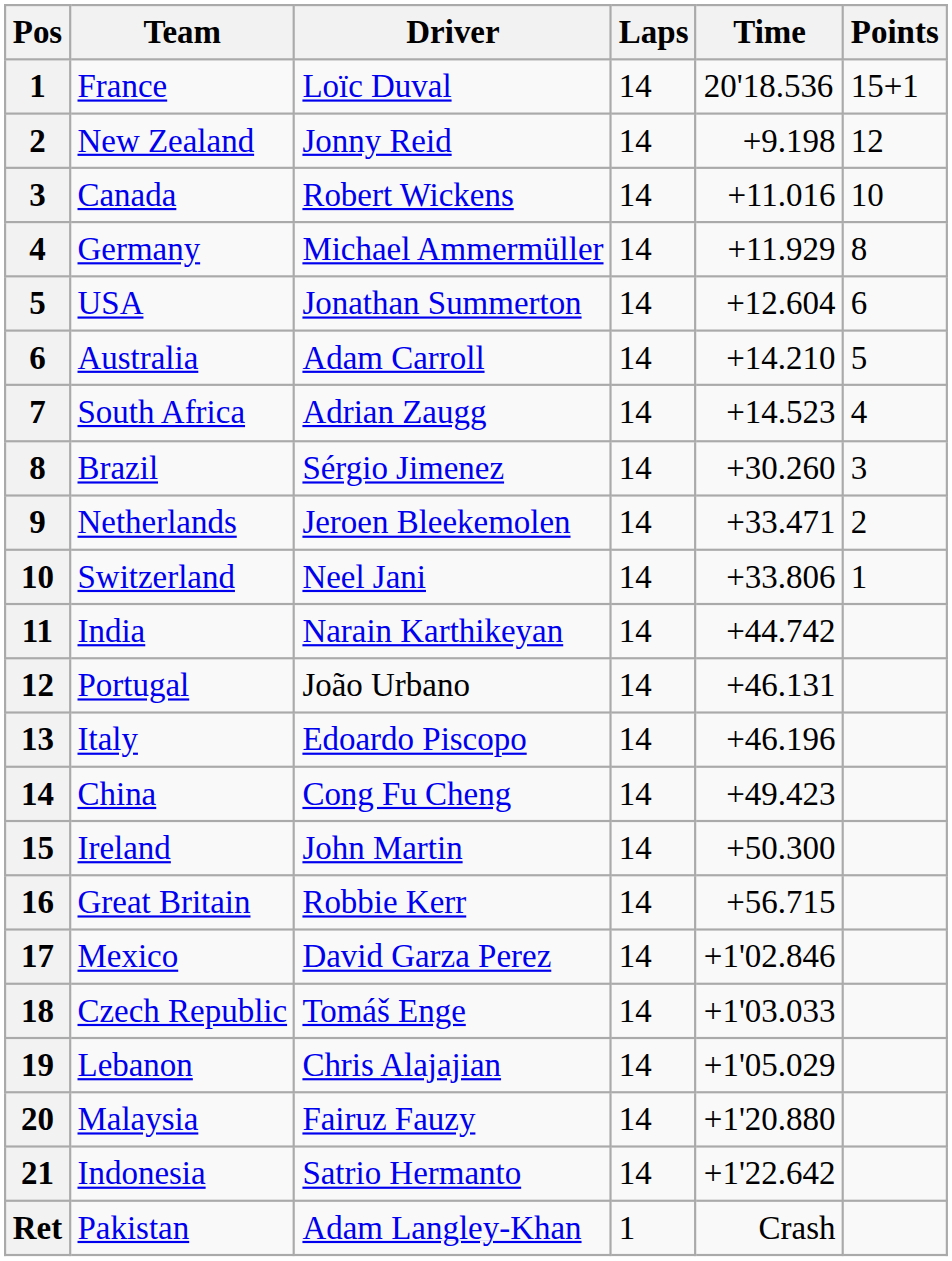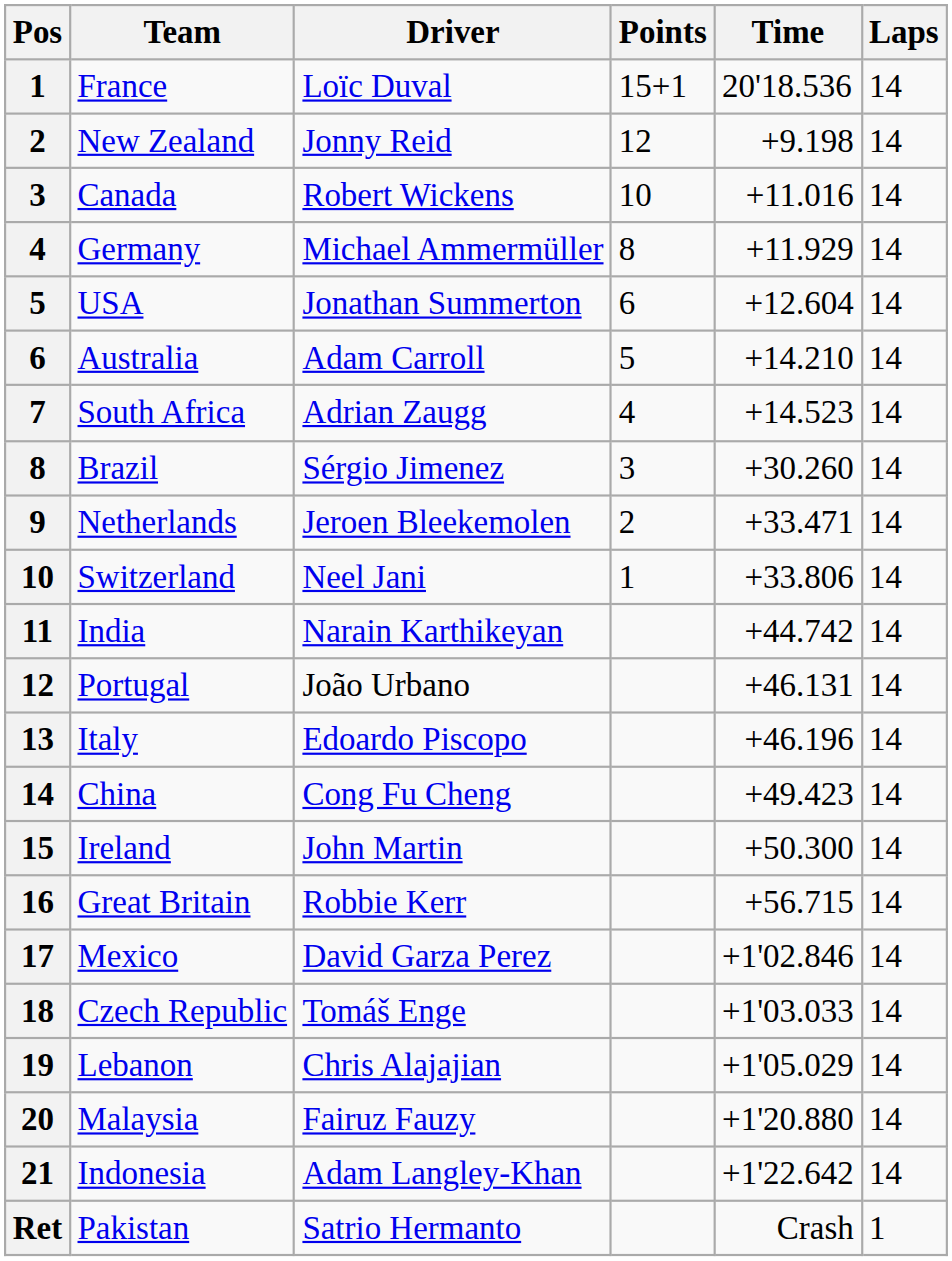columns swapped: (654, 31) <-> (895, 31)
(412, 1173) Satrio Hermanto -> (442, 1173) Adam Langley-Khan
(442, 1228) Adam Langley-Khan -> (412, 1228) Satrio Hermanto
